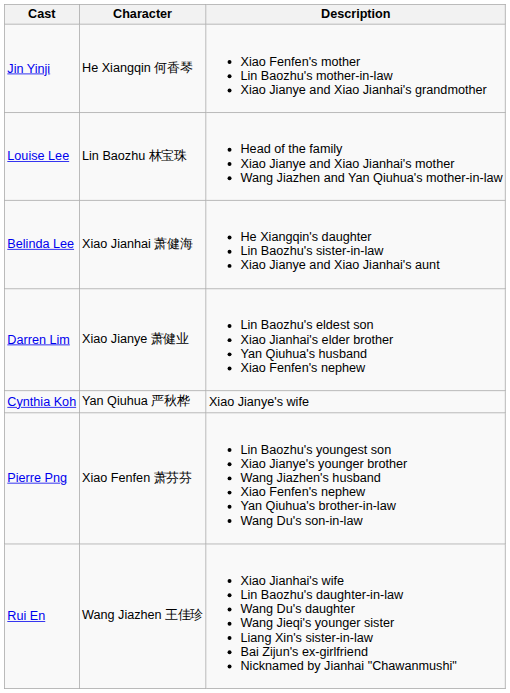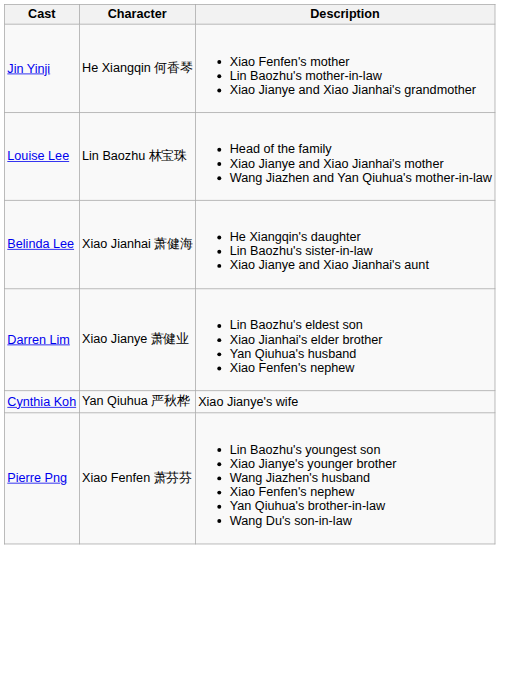- row: (26, 616)
